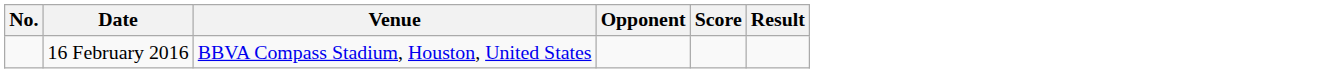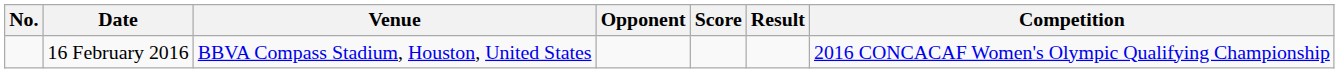+ column: (1072, 20)
